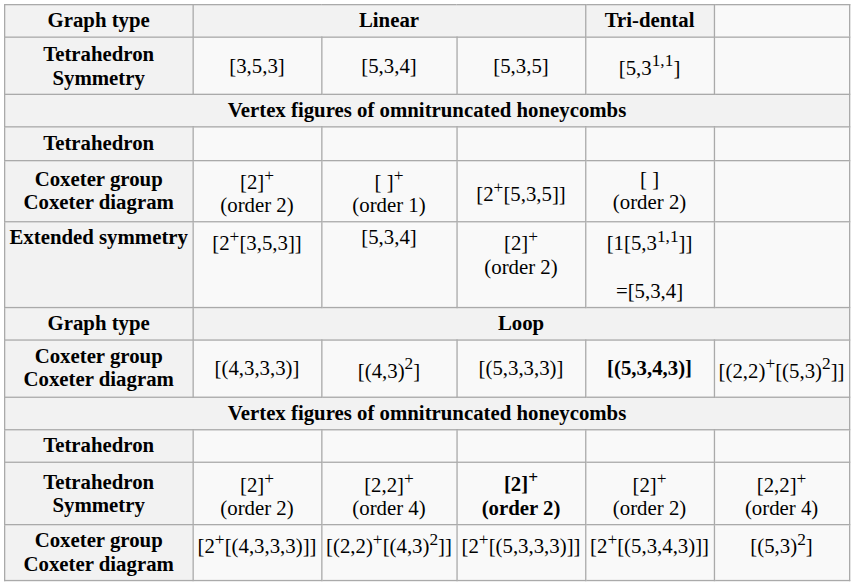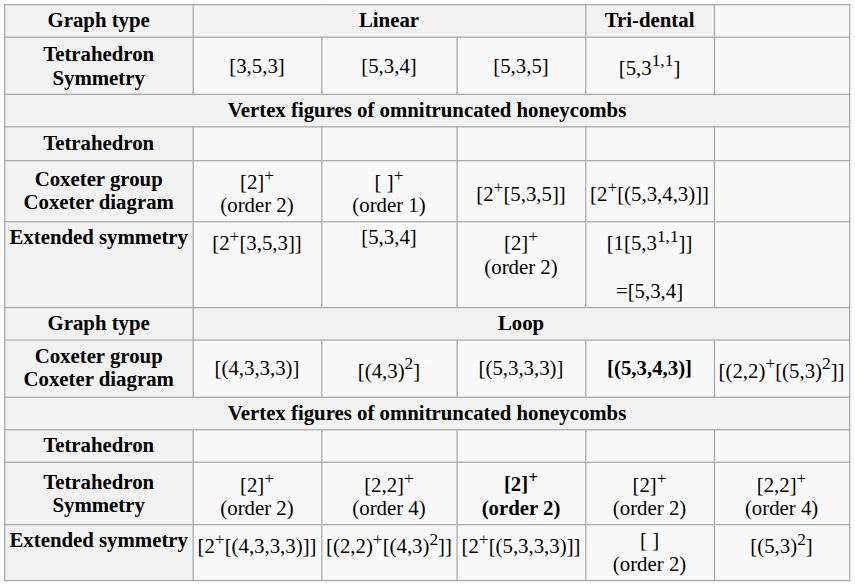(650, 190) [ ] (order 2) -> (650, 190) [2+[(5,3,4,3)]]
(99, 552) Coxeter group Coxeter diagram -> (99, 541) Extended symmetry
(650, 543) [2+[(5,3,4,3)]] -> (650, 552) [ ] (order 2)
